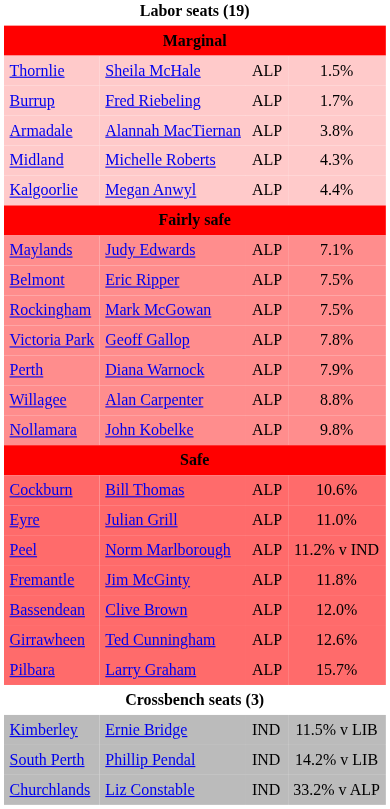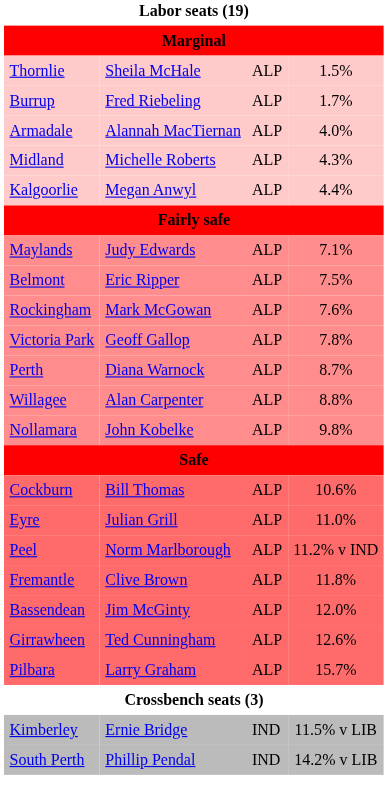(337, 130) 3.8% -> (336, 130) 4.0%
(337, 310) 7.5% -> (336, 310) 7.6%
(337, 369) 7.9% -> (336, 369) 8.7%
(148, 579) Jim McGinty -> (146, 579) Clive Brown
(146, 609) Clive Brown -> (148, 609) Jim McGinty
- row: (50, 789)
